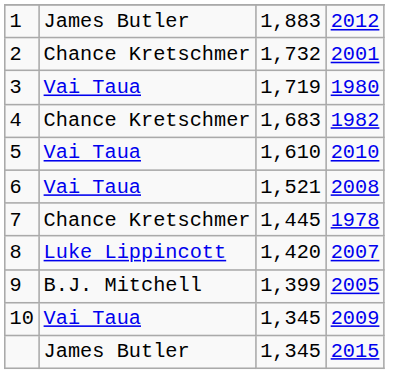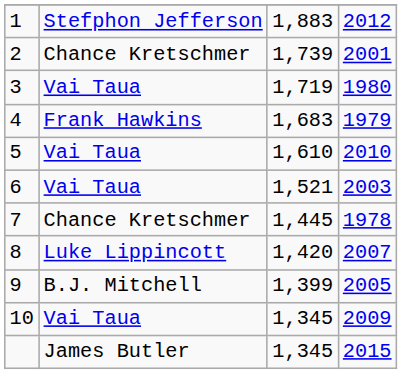(117, 21) James Butler -> (153, 21) Stefphon Jefferson
(291, 54) 1,732 -> (303, 54) 1,739
(147, 120) Chance Kretschmer -> (123, 120) Frank Hawkins
(355, 120) 1982 -> (367, 120) 1979
(355, 187) 2008 -> (367, 187) 2003
